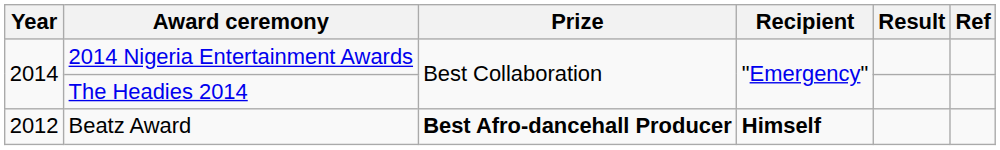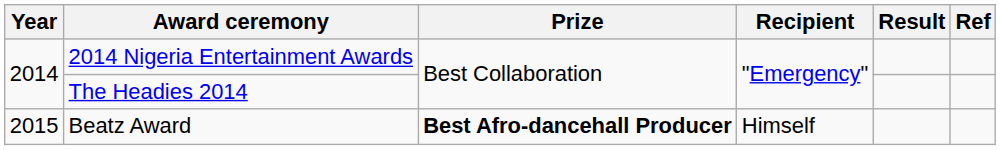(34, 126) 2012 -> (34, 126) 2015
(781, 126) bold -> (778, 126) normal
